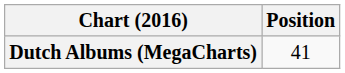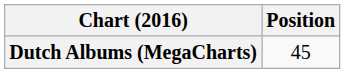(301, 52) 41 -> (301, 52) 45
